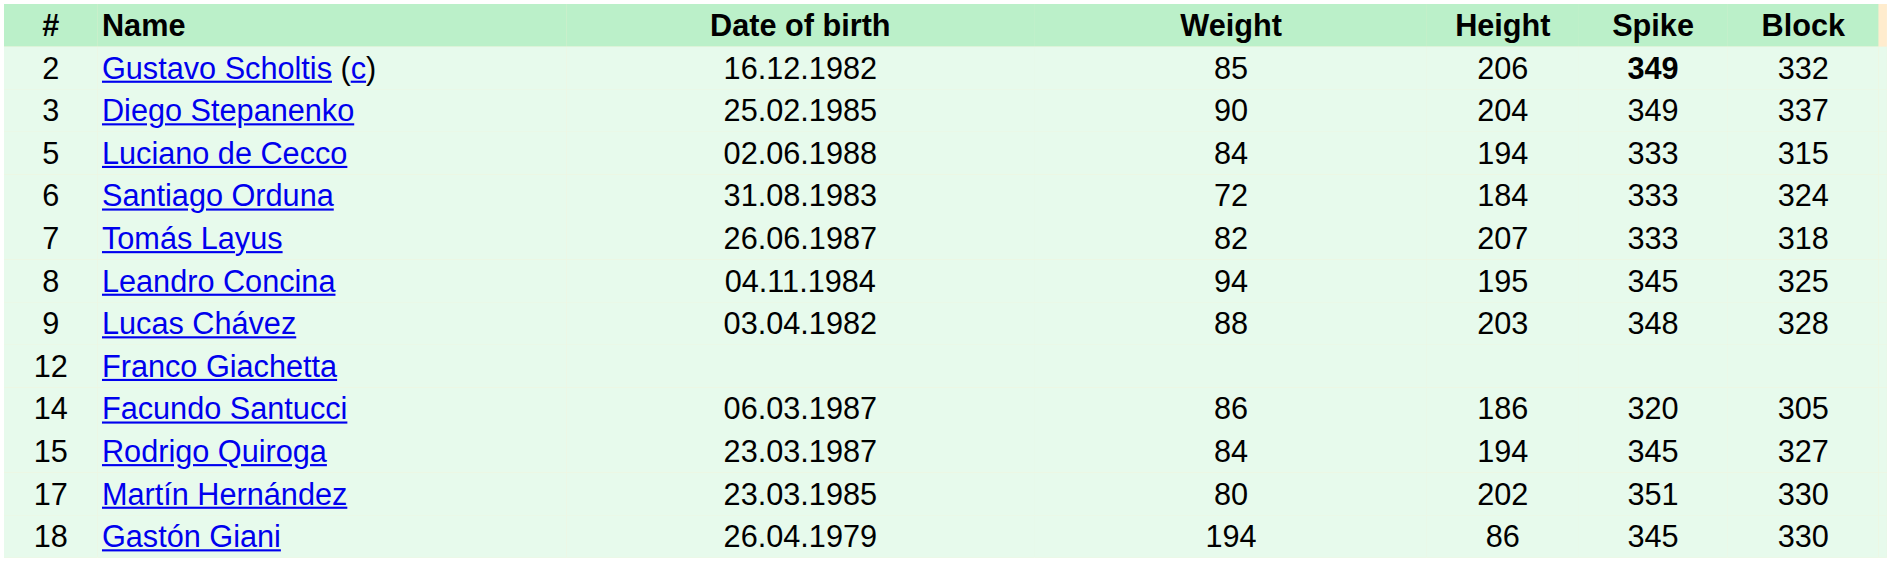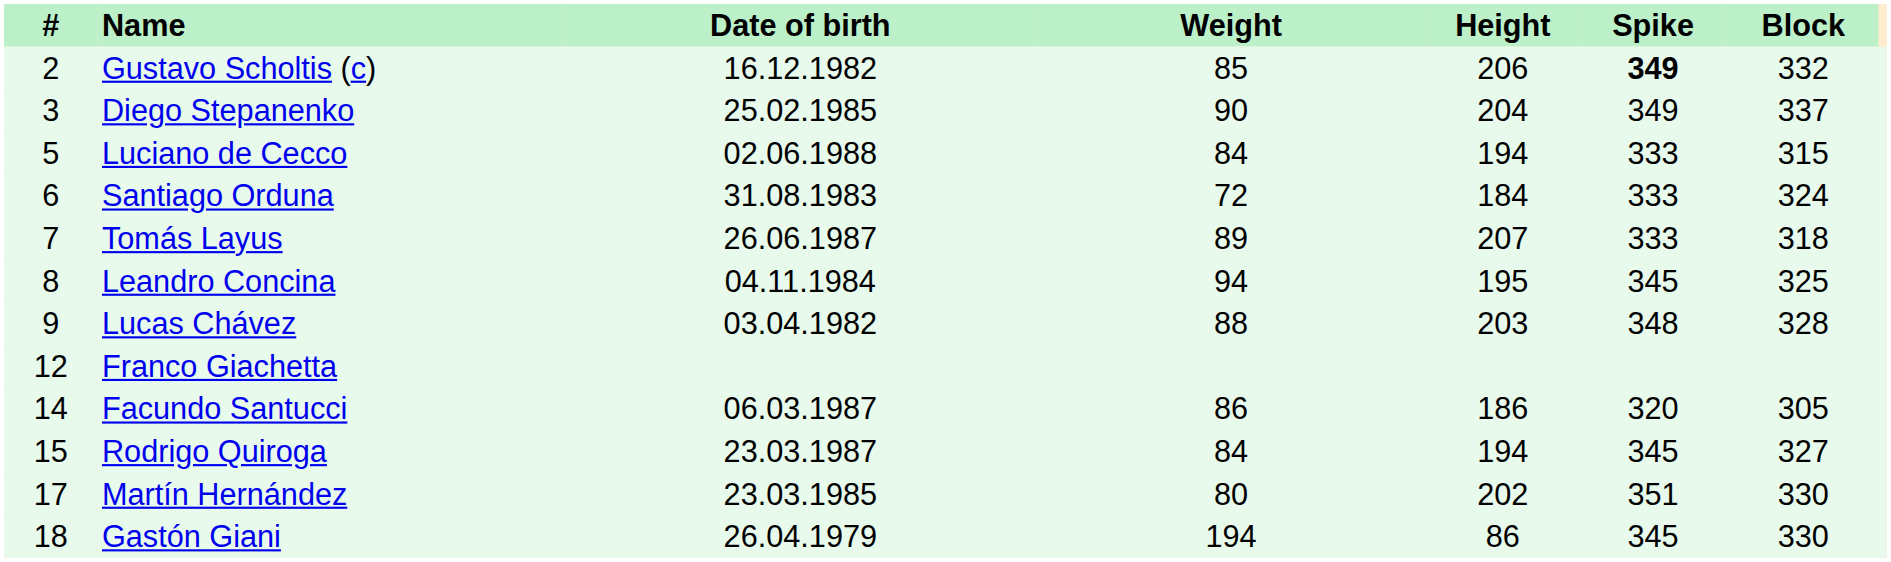(1231, 238) 82 -> (1231, 238) 89
